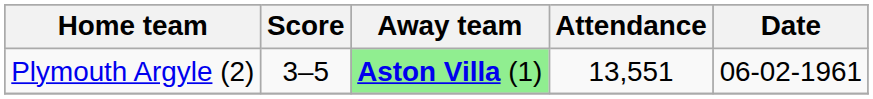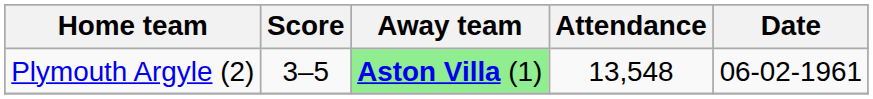(631, 70) 13,551 -> (631, 70) 13,548
